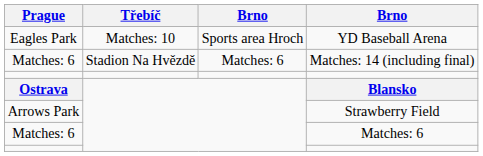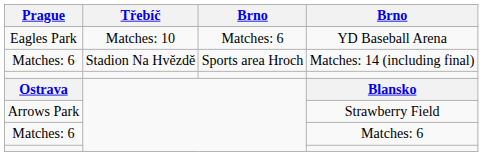(253, 37) Sports area Hroch -> (253, 37) Matches: 6
(253, 60) Matches: 6 -> (253, 60) Sports area Hroch
